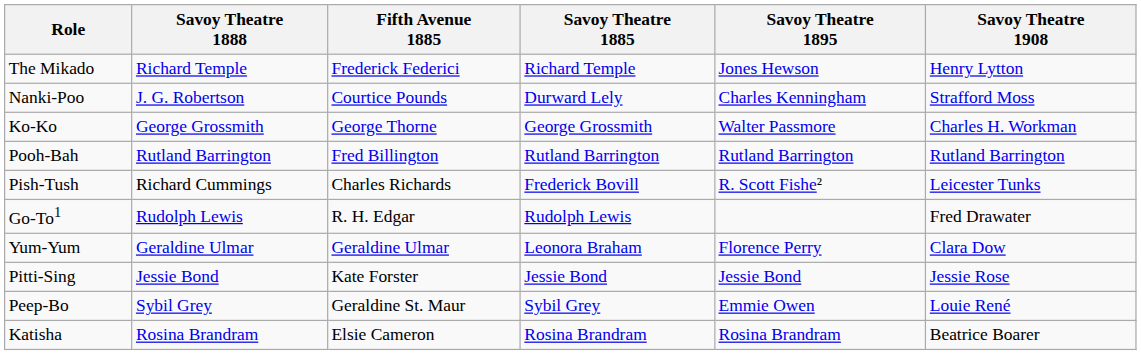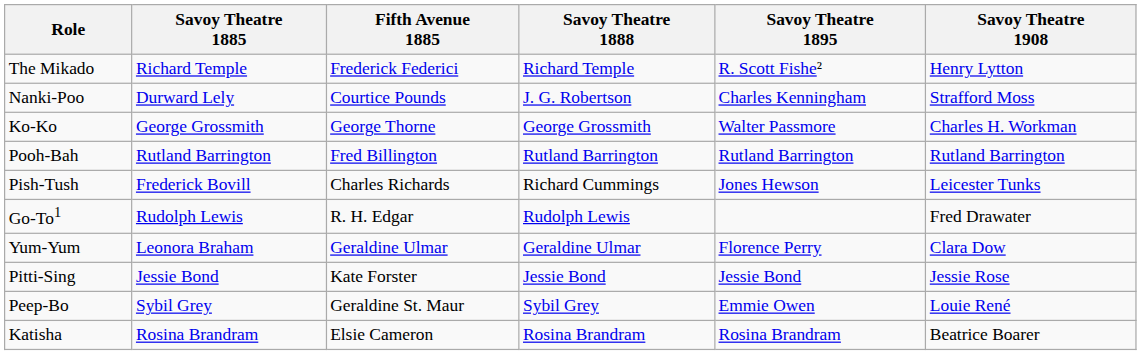columns swapped: (617, 29) <-> (230, 29)
(769, 69) Jones Hewson -> (770, 69) R. Scott Fishe²
(770, 185) R. Scott Fishe² -> (769, 185) Jones Hewson
